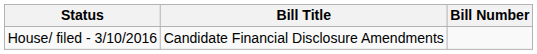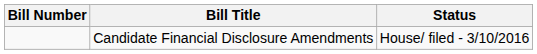columns swapped: (490, 15) <-> (82, 15)
